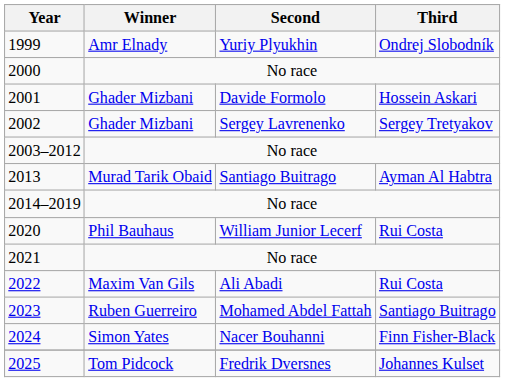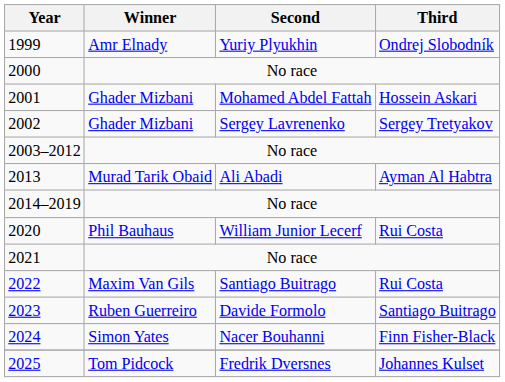(272, 97) Davide Formolo -> (295, 97) Mohamed Abdel Fattah
(278, 177) Santiago Buitrago -> (251, 177) Ali Abadi
(251, 283) Ali Abadi -> (278, 283) Santiago Buitrago
(295, 310) Mohamed Abdel Fattah -> (272, 310) Davide Formolo
